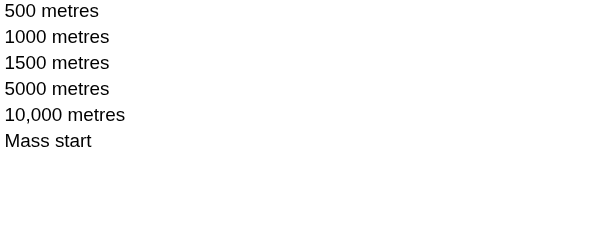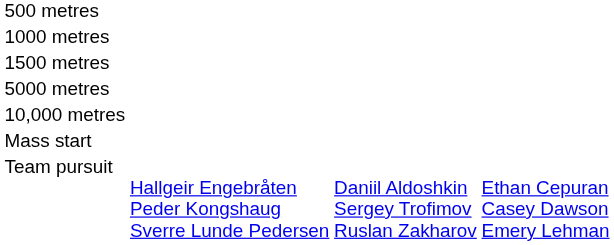+ row: (59, 166)
